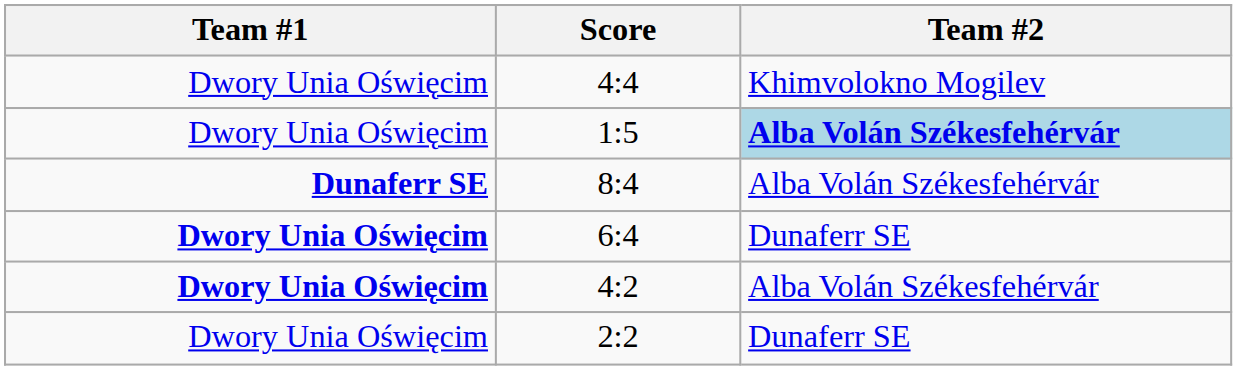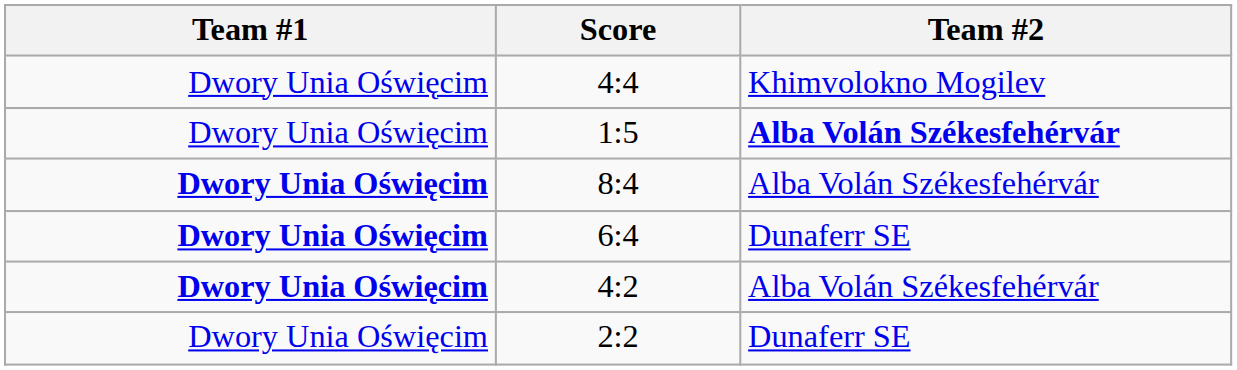(934, 132) lightblue background -> (934, 132) no background
(400, 183) Dunaferr SE -> (333, 183) Dwory Unia Oświęcim
